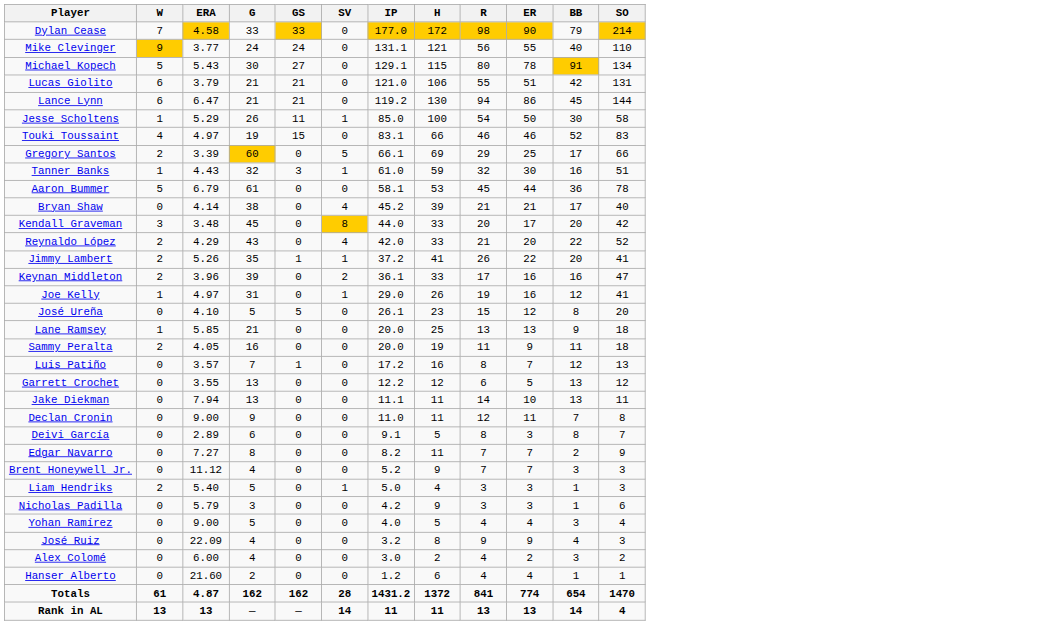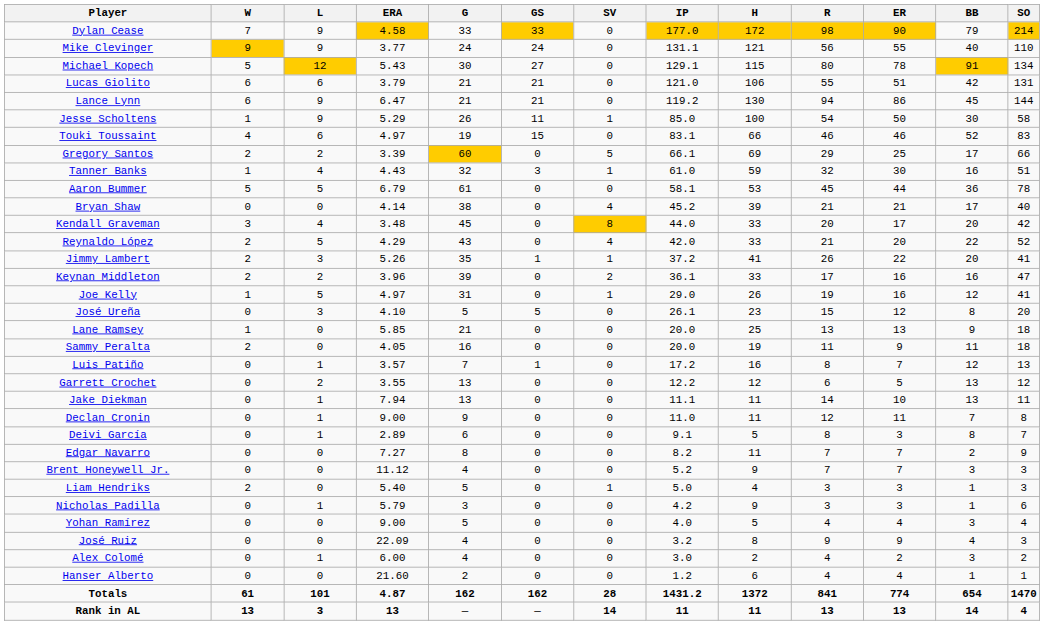+ column: (320, 13)
